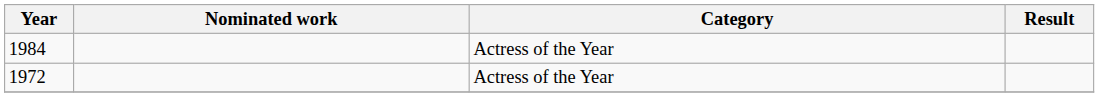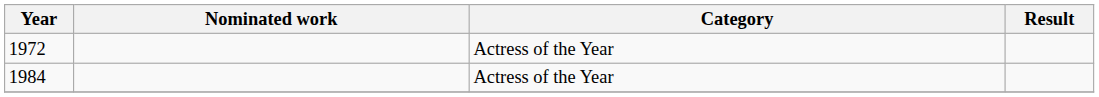rows swapped: (27, 48) <-> (27, 77)
